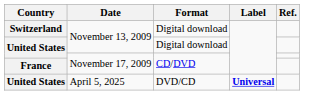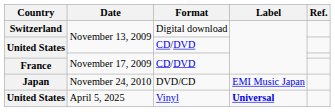(192, 45) Digital download -> (176, 45) CD/DVD
+ row: (36, 82)
(176, 82) DVD/CD -> (167, 98) Vinyl
